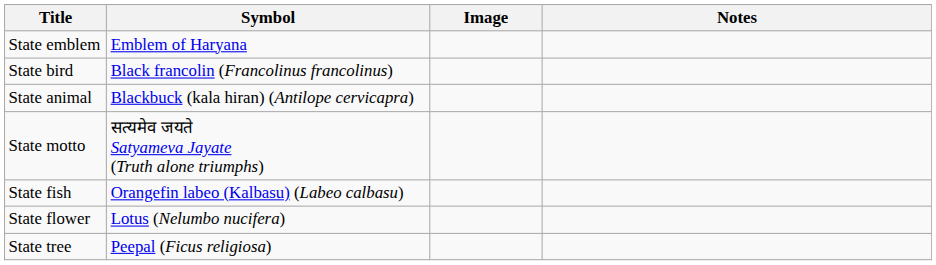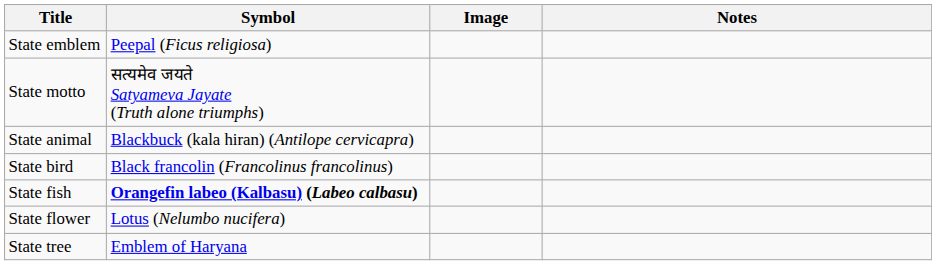(179, 44) Emblem of Haryana -> (191, 44) Peepal (Ficus religiosa)
rows swapped: (47, 145) <-> (41, 71)
(257, 193) normal -> (264, 193) bold
(191, 246) Peepal (Ficus religiosa) -> (179, 246) Emblem of Haryana
